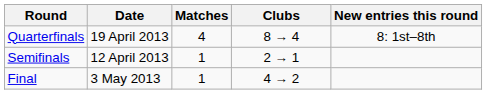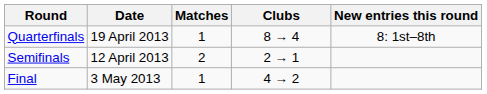(202, 37) 4 -> (202, 37) 1
(202, 58) 1 -> (202, 58) 2
